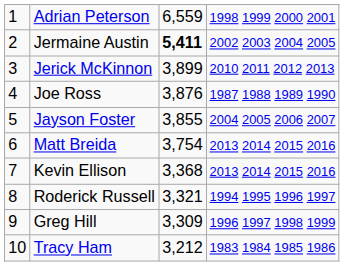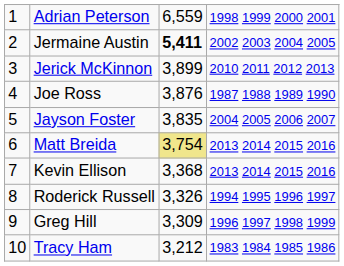(183, 119) 3,855 -> (183, 119) 3,835
(183, 145) no background -> (183, 145) khaki background
(183, 196) 3,321 -> (183, 196) 3,326
